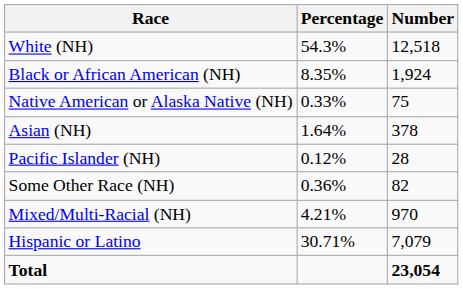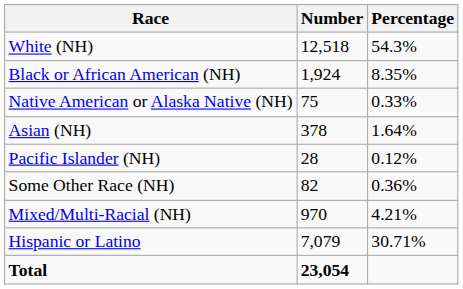columns swapped: (423, 18) <-> (342, 18)
